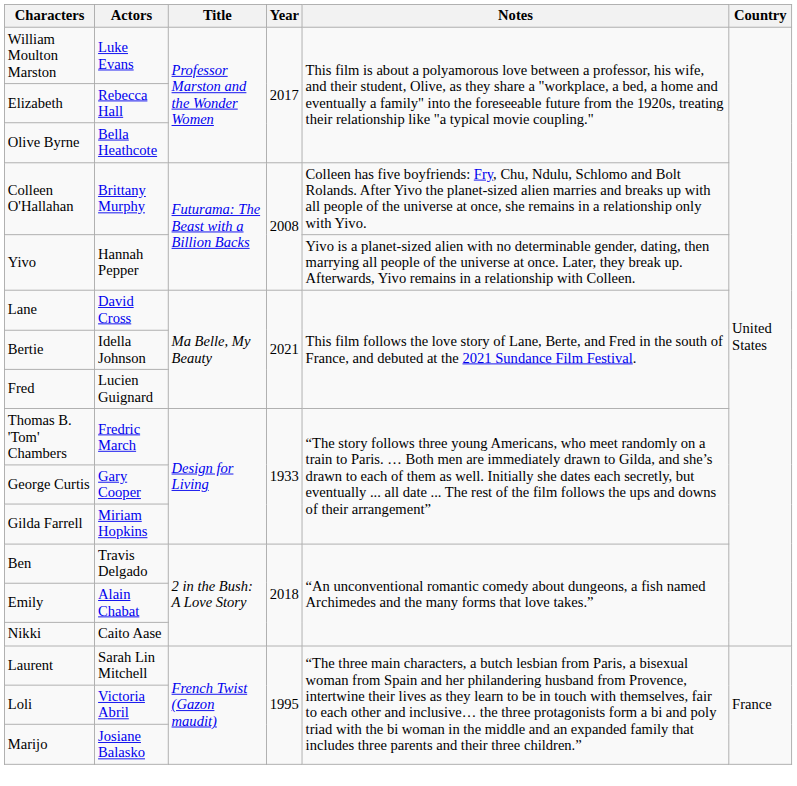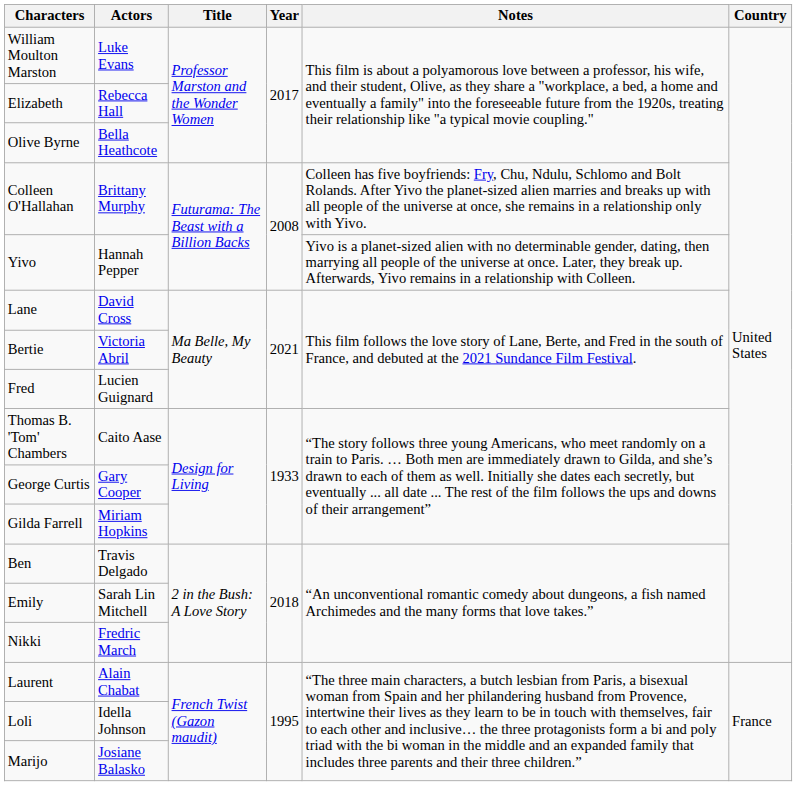(122, 349) Idella Johnson -> (122, 349) Victoria Abril
(119, 436) Fredric March -> (130, 436) Caito Aase
(119, 602) Alain Chabat -> (127, 602) Sarah Lin Mitchell
(130, 634) Caito Aase -> (119, 642) Fredric March
(127, 665) Sarah Lin Mitchell -> (119, 681) Alain Chabat
(122, 704) Victoria Abril -> (122, 721) Idella Johnson
